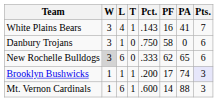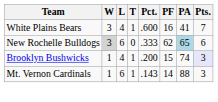(149, 27) .143 -> (149, 27) .600
- row: (39, 43)
(185, 58) no background -> (185, 43) lightblue background
(122, 74) 1 -> (122, 58) 4
(168, 74) 17 -> (168, 58) 15
(149, 89) .600 -> (149, 74) .143
